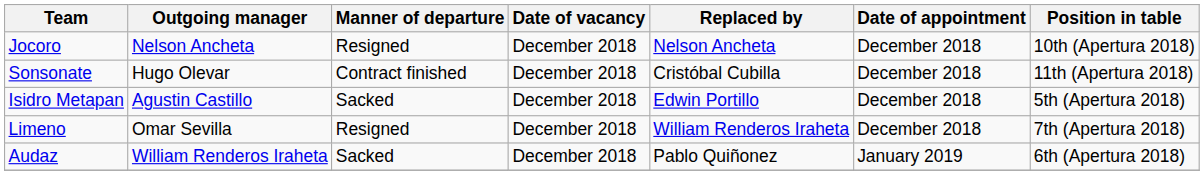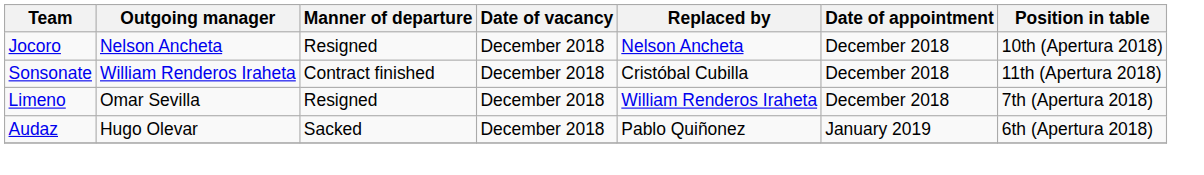(181, 73) Hugo Olevar -> (198, 73) William Renderos Iraheta
- row: (66, 101)
(230, 156) William Renderos Iraheta -> (149, 128) Hugo Olevar
